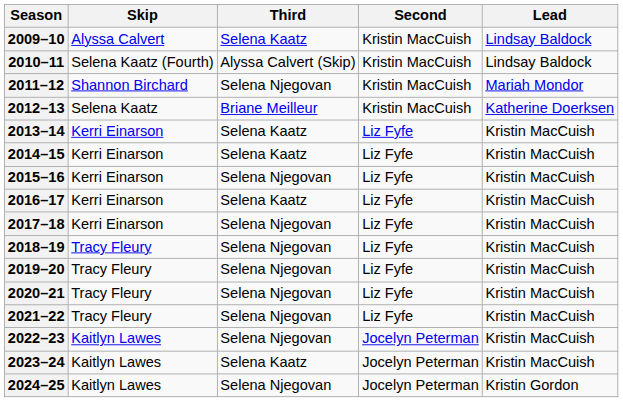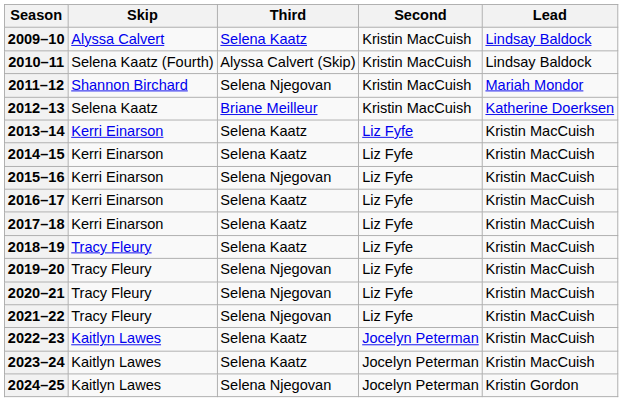(276, 223) Selena Njegovan -> (264, 223) Selena Kaatz
(276, 246) Selena Njegovan -> (264, 246) Selena Kaatz
(276, 339) Selena Njegovan -> (264, 339) Selena Kaatz
